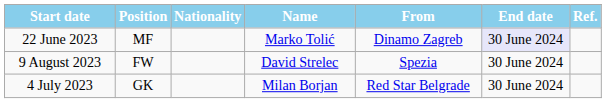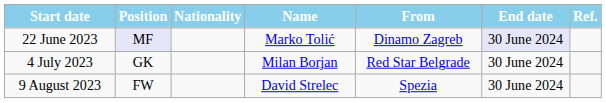(143, 39) no background -> (143, 39) lavender background
rows swapped: (60, 86) <-> (60, 63)
